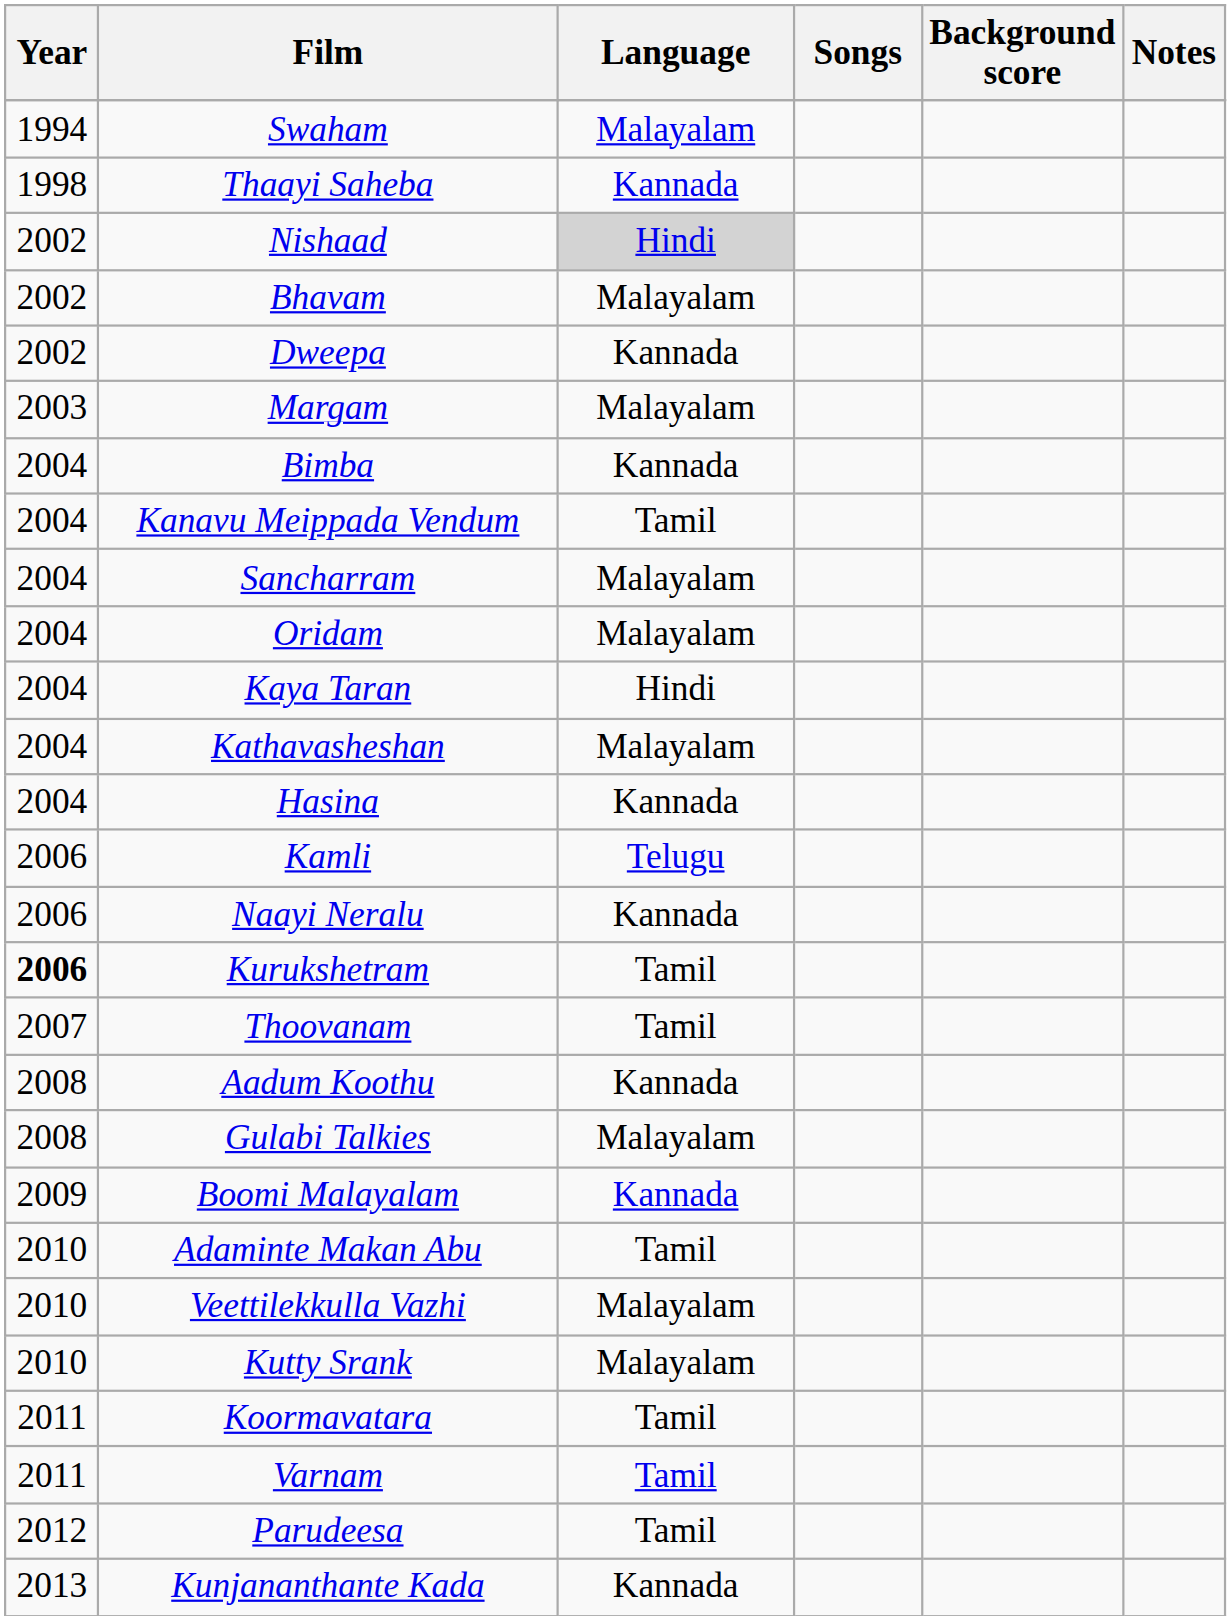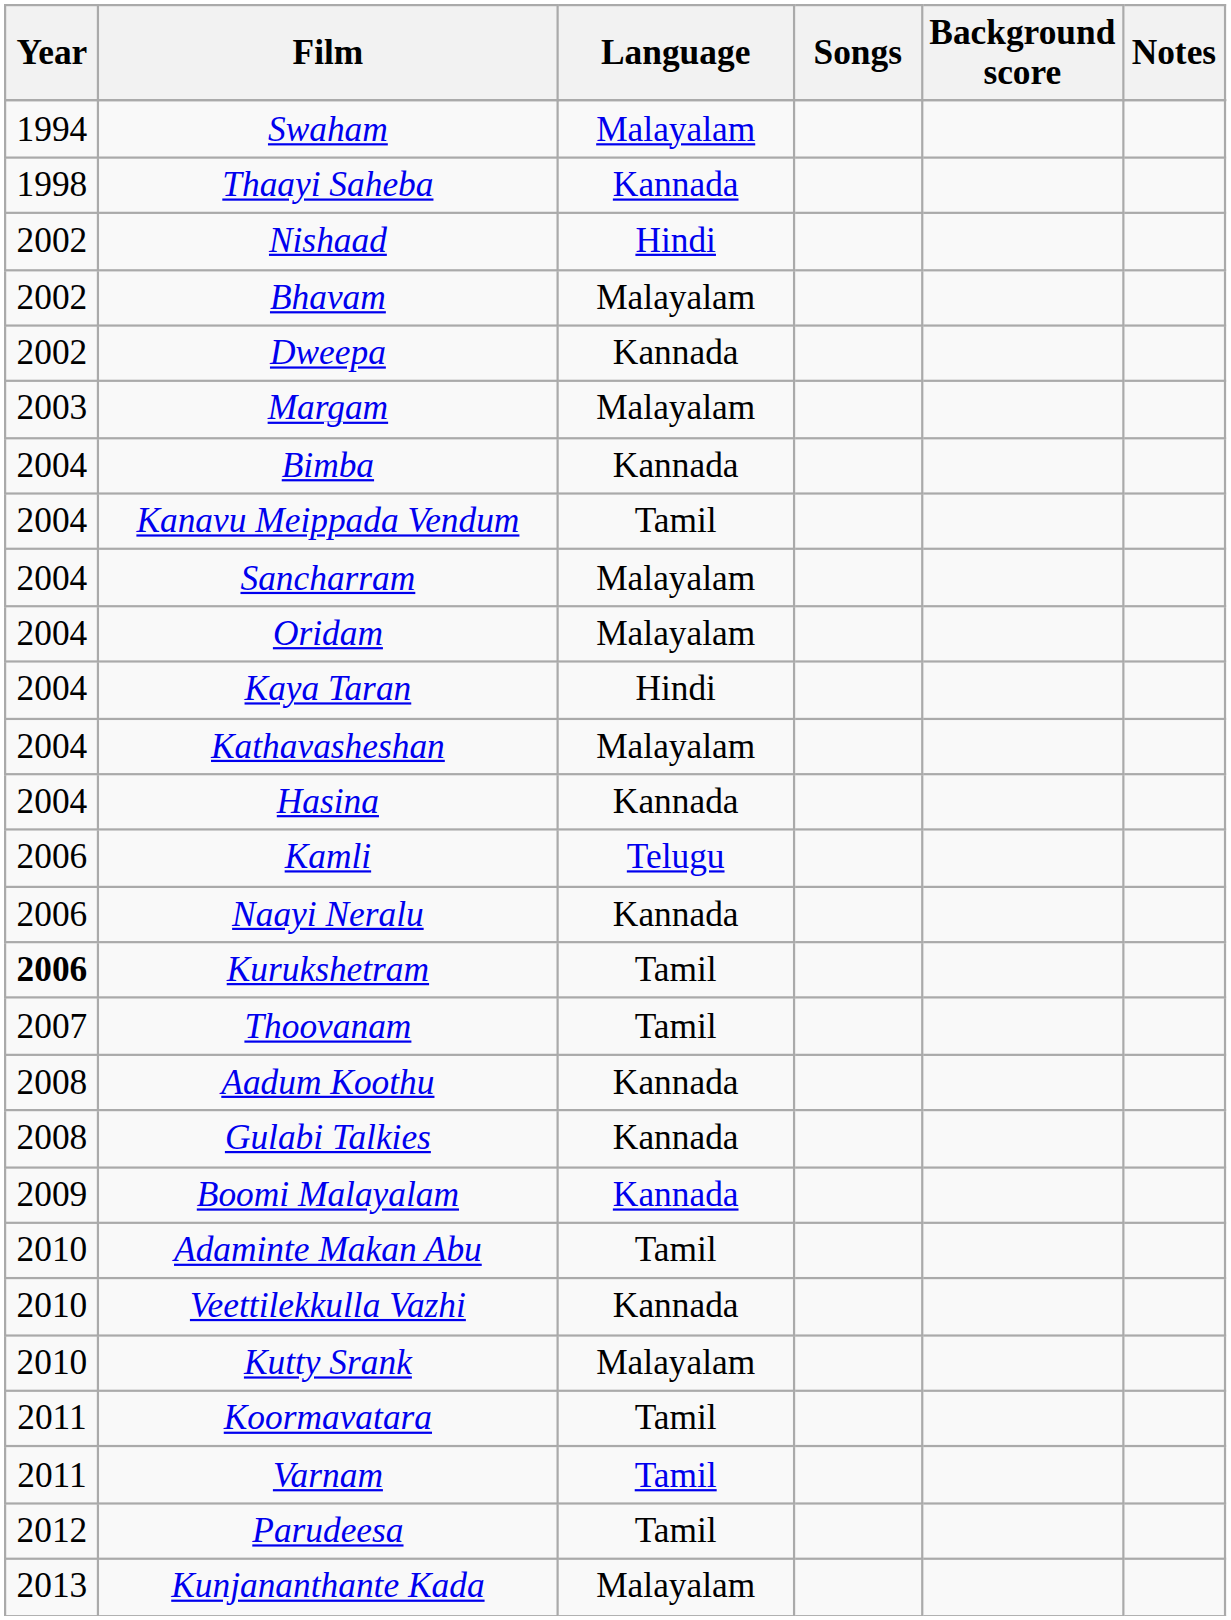(676, 240) lightgrey background -> (676, 240) no background
(676, 1137) Malayalam -> (676, 1137) Kannada
(676, 1306) Malayalam -> (676, 1306) Kannada
(676, 1586) Kannada -> (676, 1586) Malayalam
